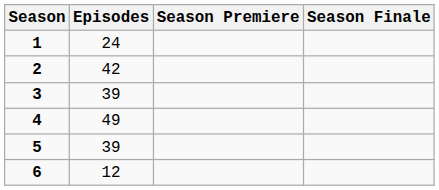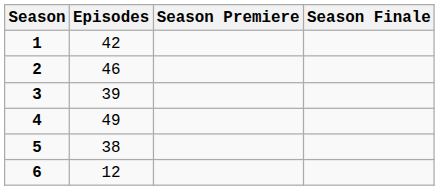(111, 43) 24 -> (111, 43) 42
(111, 69) 42 -> (111, 69) 46
(111, 147) 39 -> (111, 147) 38
